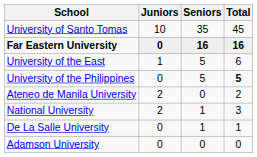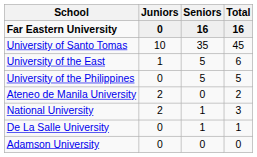rows swapped: (67, 29) <-> (62, 45)
(238, 78) bold -> (238, 78) normal
